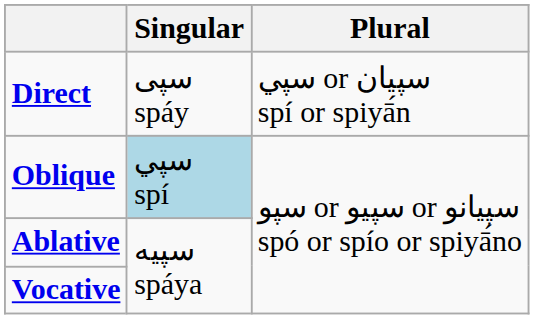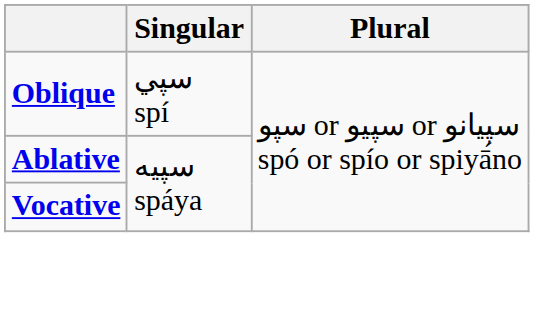- row: (51, 93)
(163, 177) lightblue background -> (163, 94) no background
